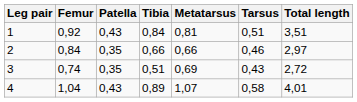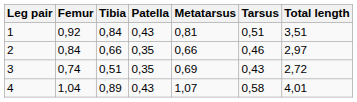columns swapped: (118, 13) <-> (156, 13)
